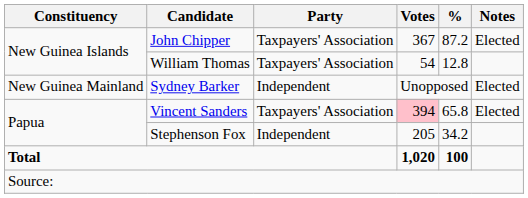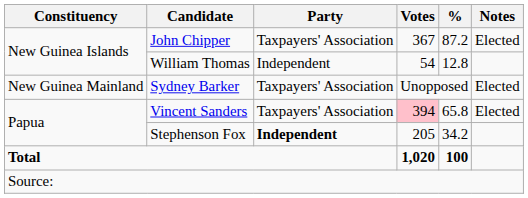(325, 63) Taxpayers' Association -> (293, 63) Independent
(293, 87) Independent -> (325, 87) Taxpayers' Association
(293, 134) normal -> (297, 134) bold
